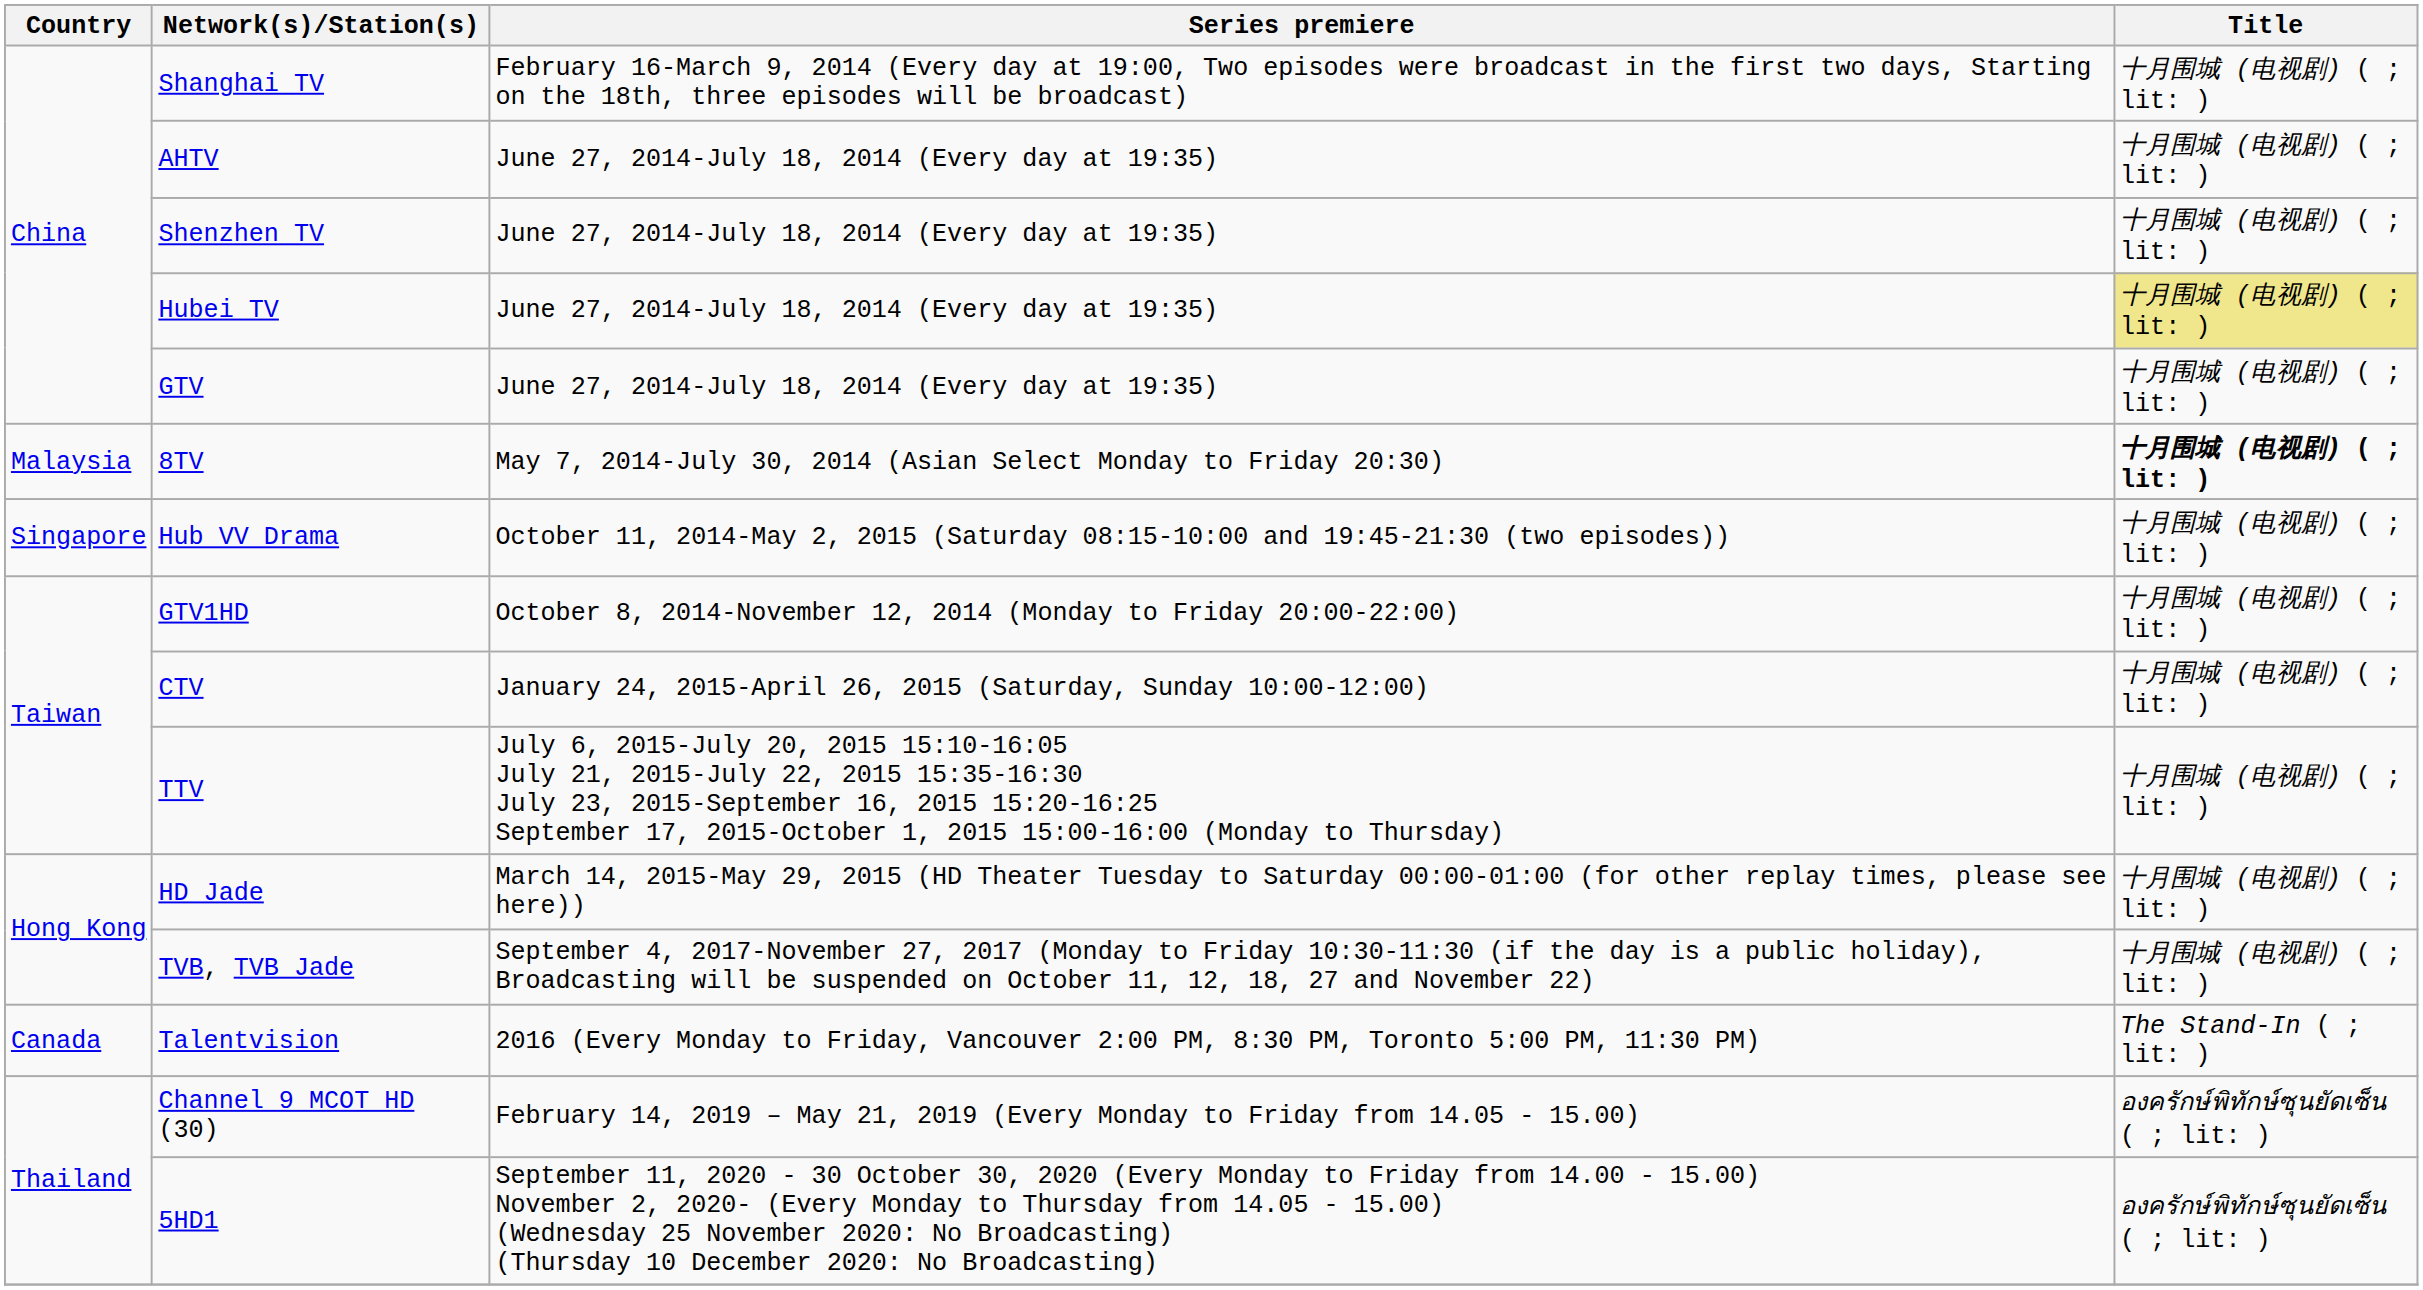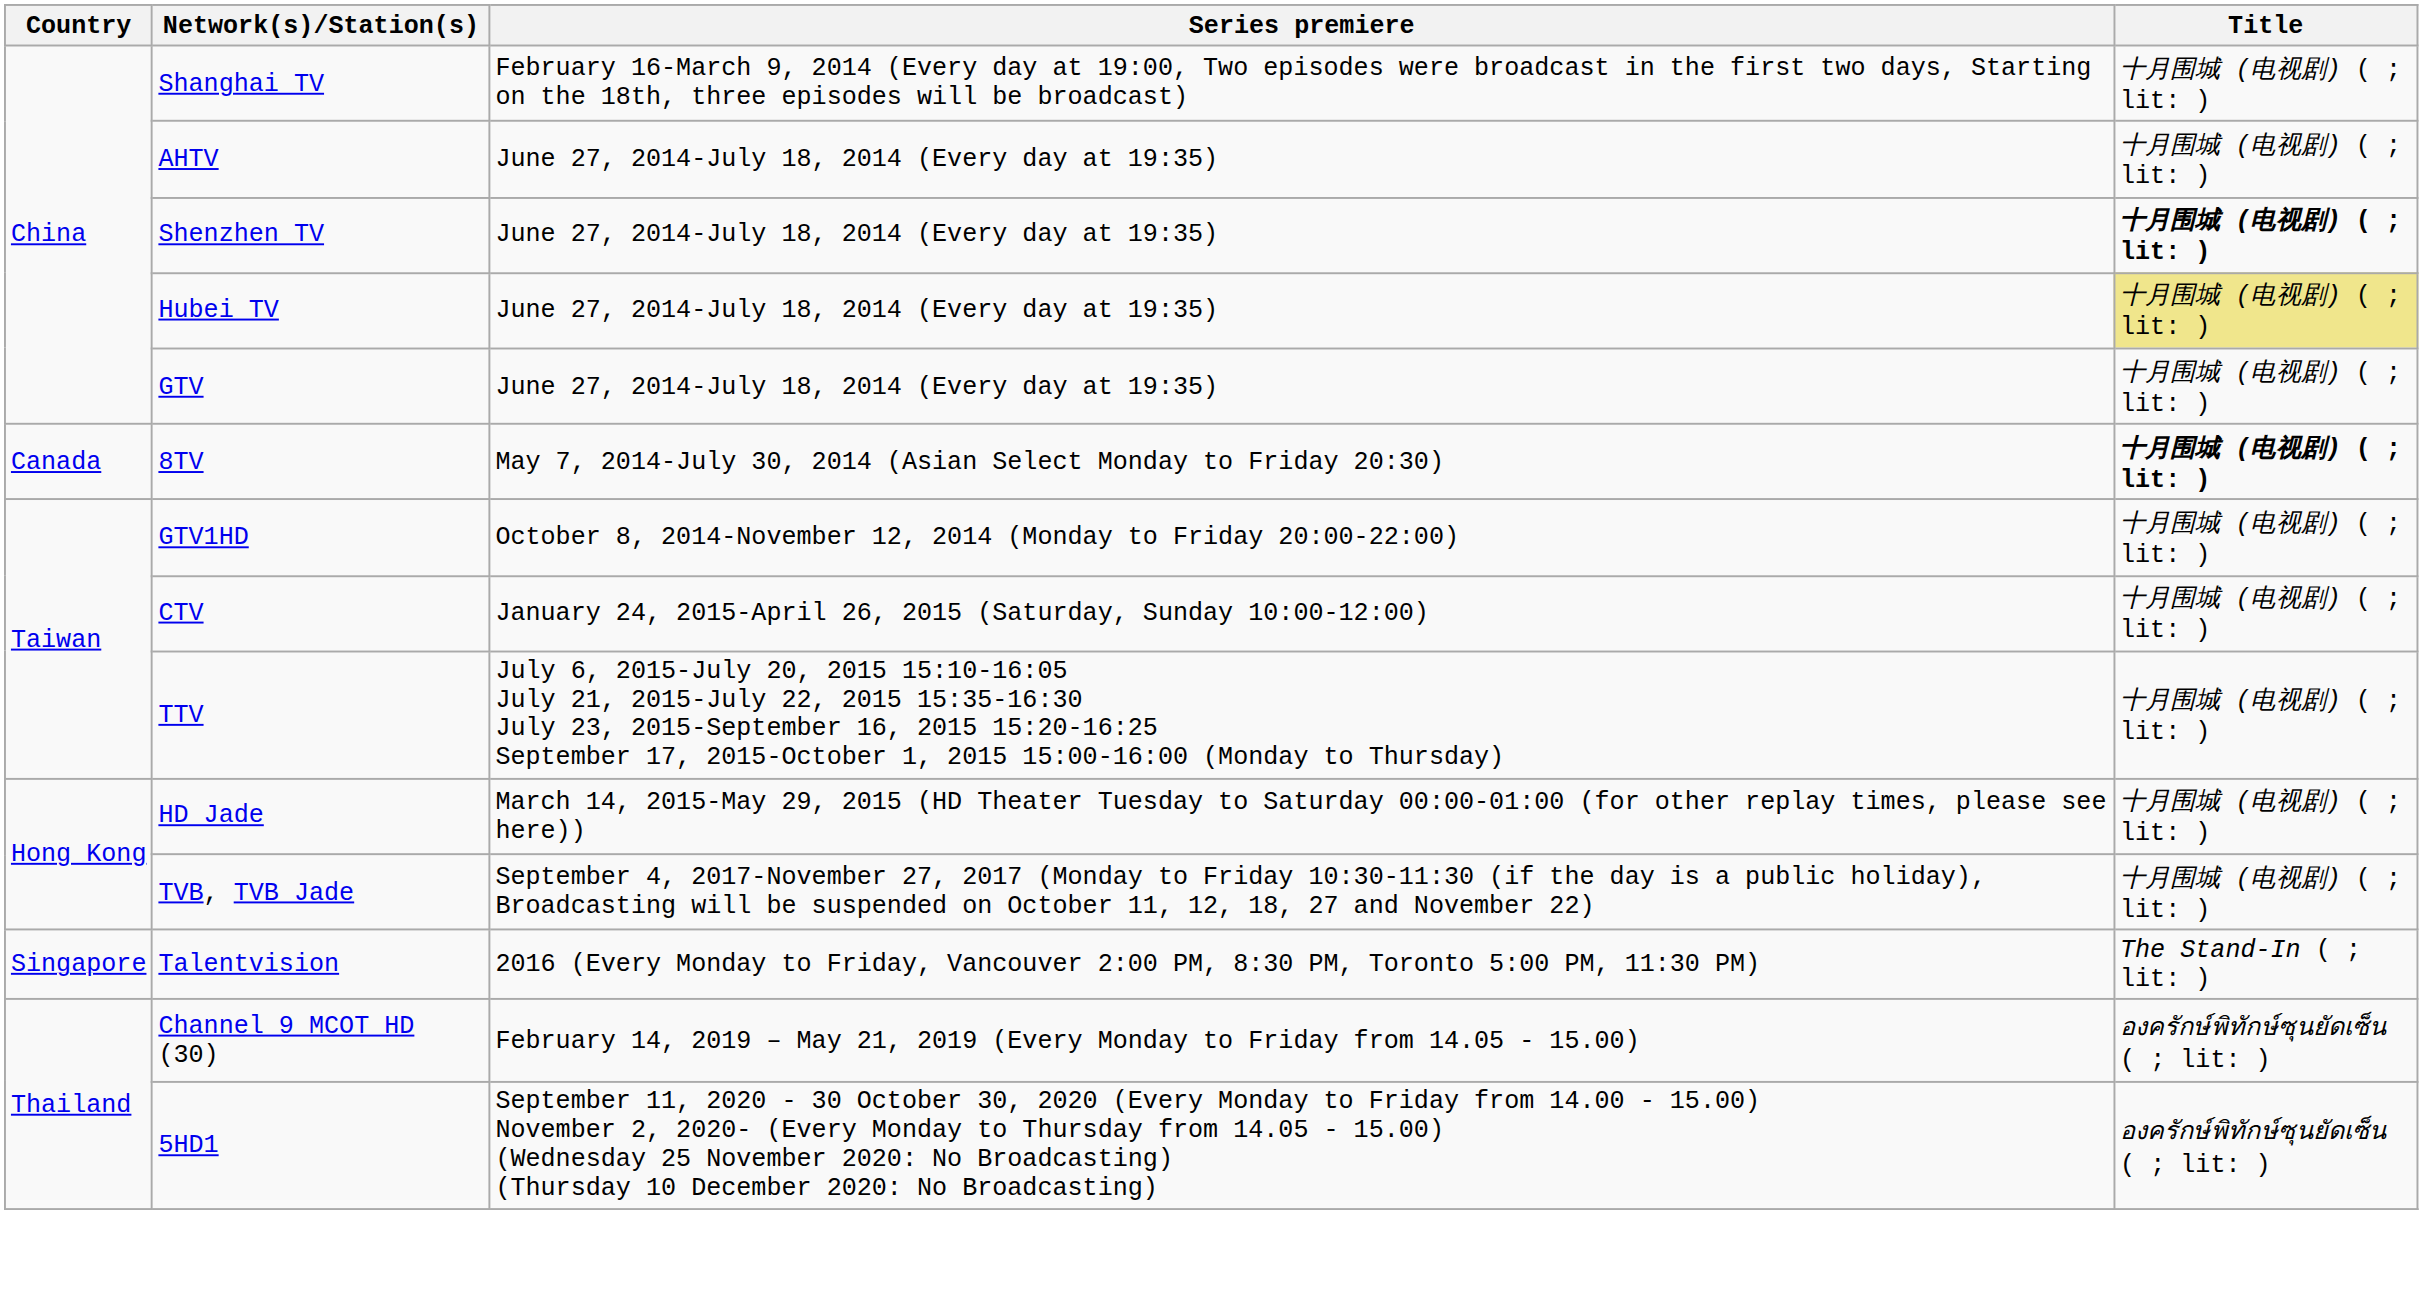(2261, 237) normal -> (2261, 237) bold
(71, 462) Malaysia -> (56, 462) Canada
- row: (249, 537)
(56, 1040) Canada -> (79, 965) Singapore
